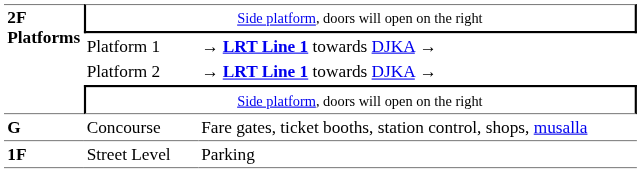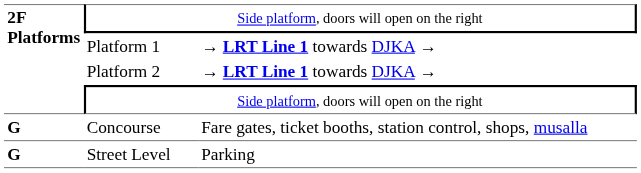(17, 154) 1F -> (14, 154) G
